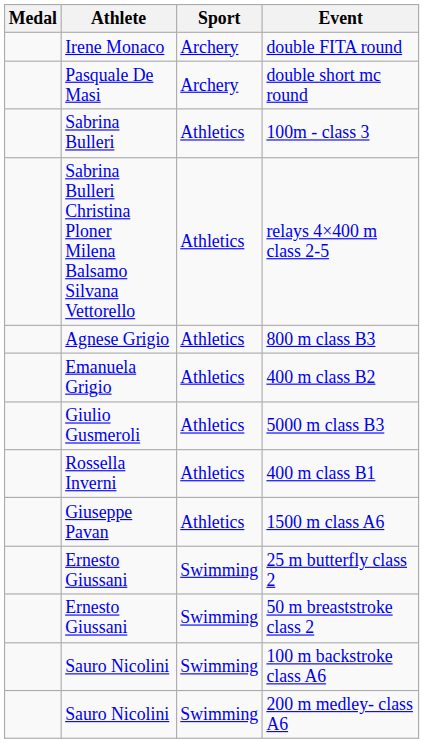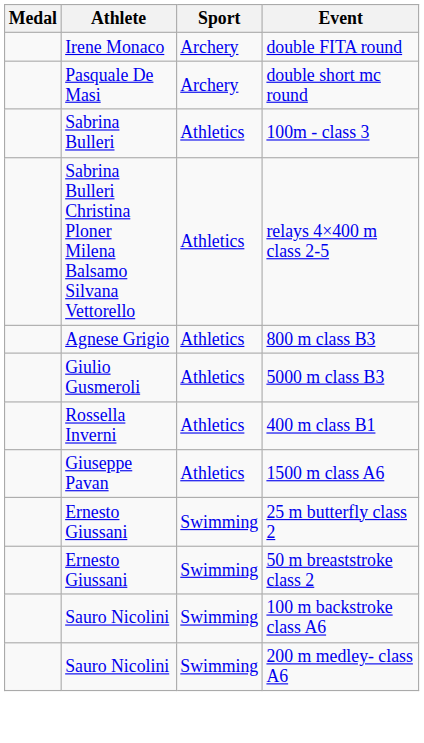- row: (321, 377)
